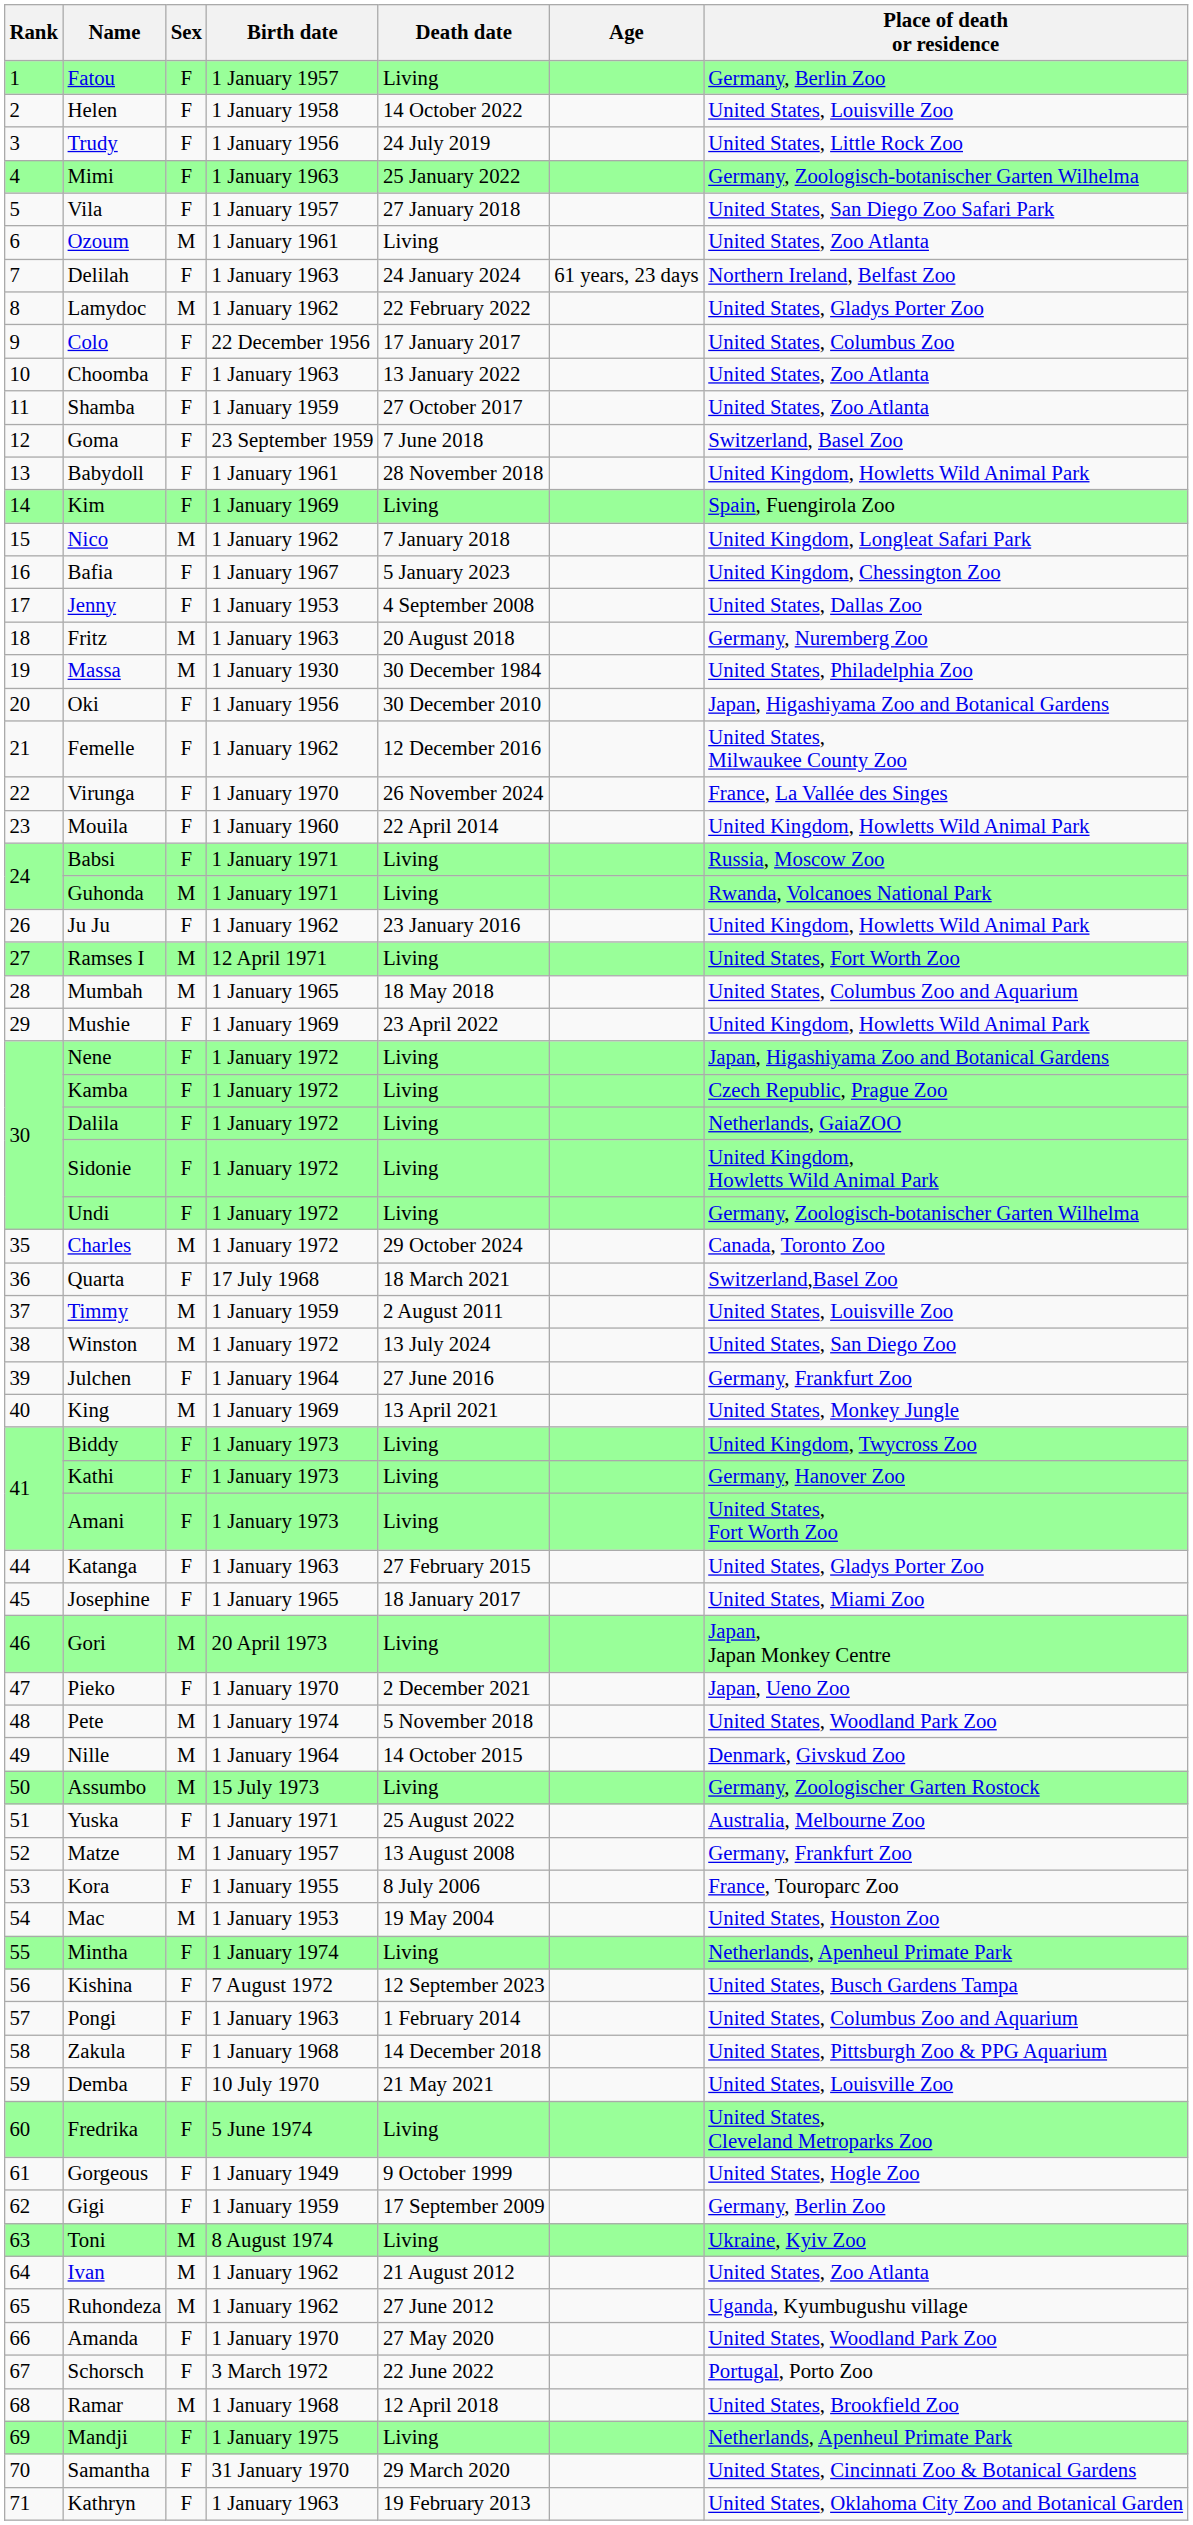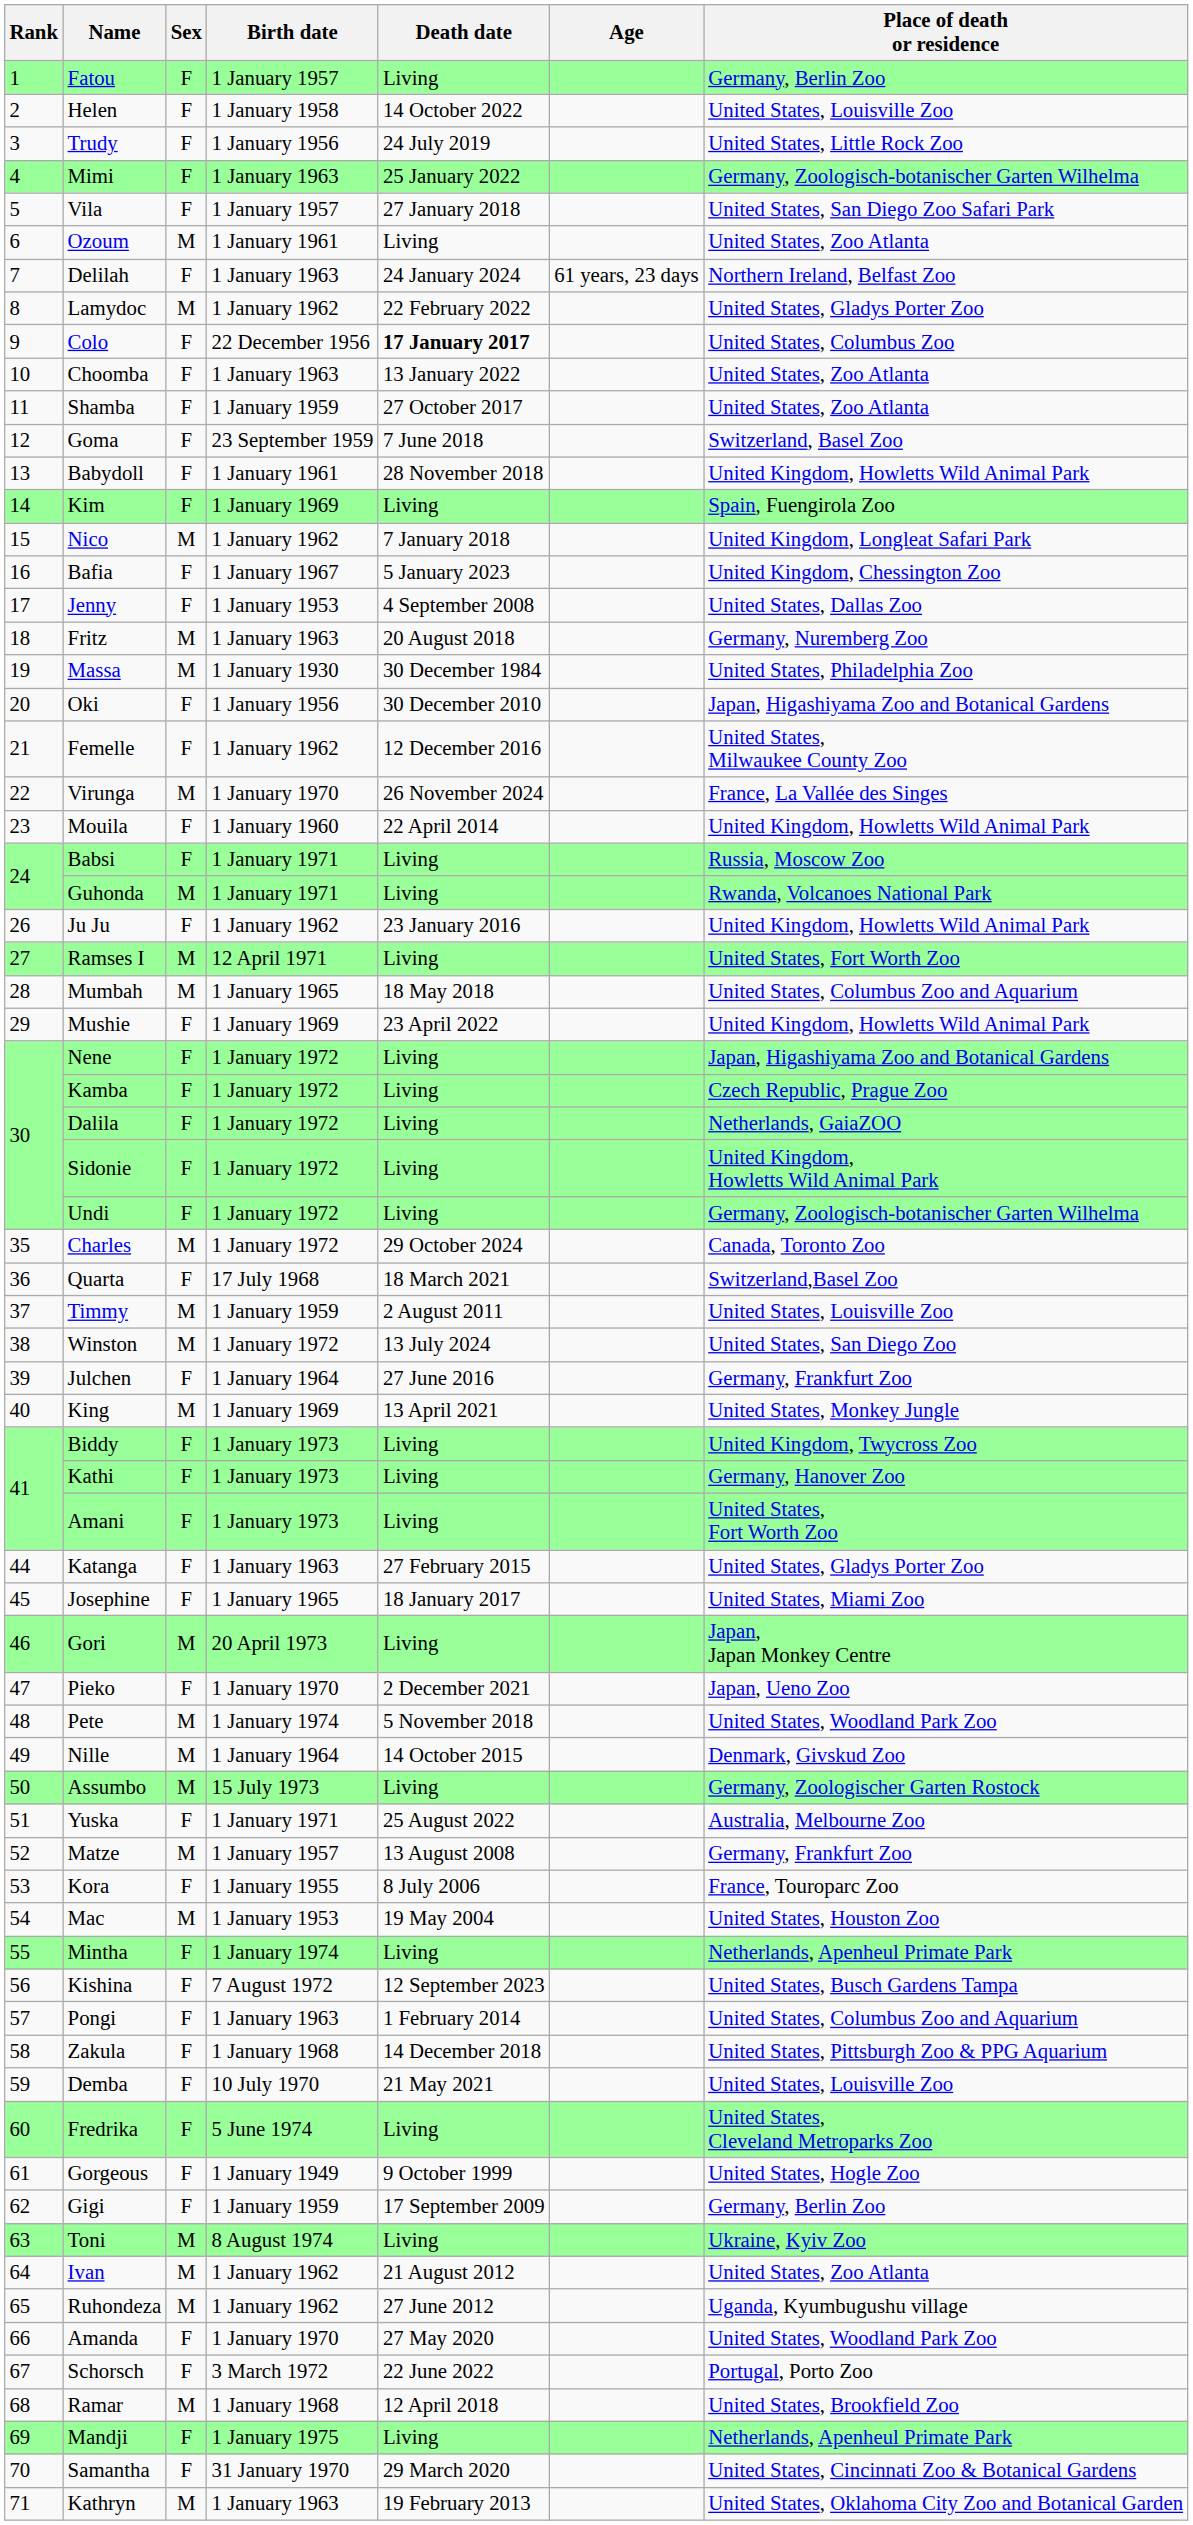(452, 341) normal -> (456, 341) bold
(186, 793) F -> (186, 793) M
(186, 2503) F -> (186, 2503) M
